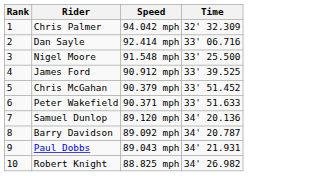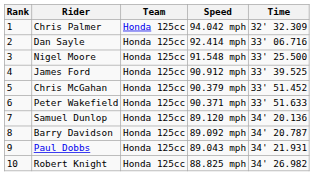+ column: (154, 12)
